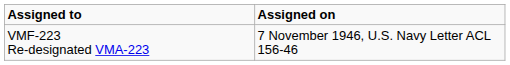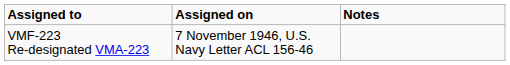+ column: (361, 14)
